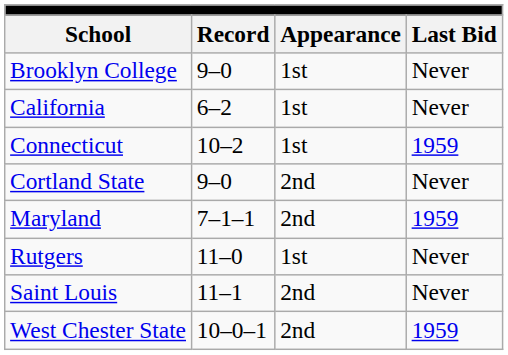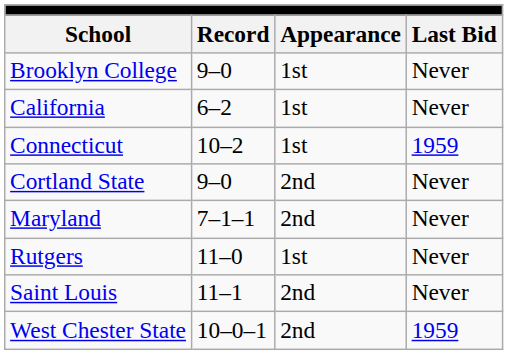(435, 219) 1959 -> (440, 219) Never
